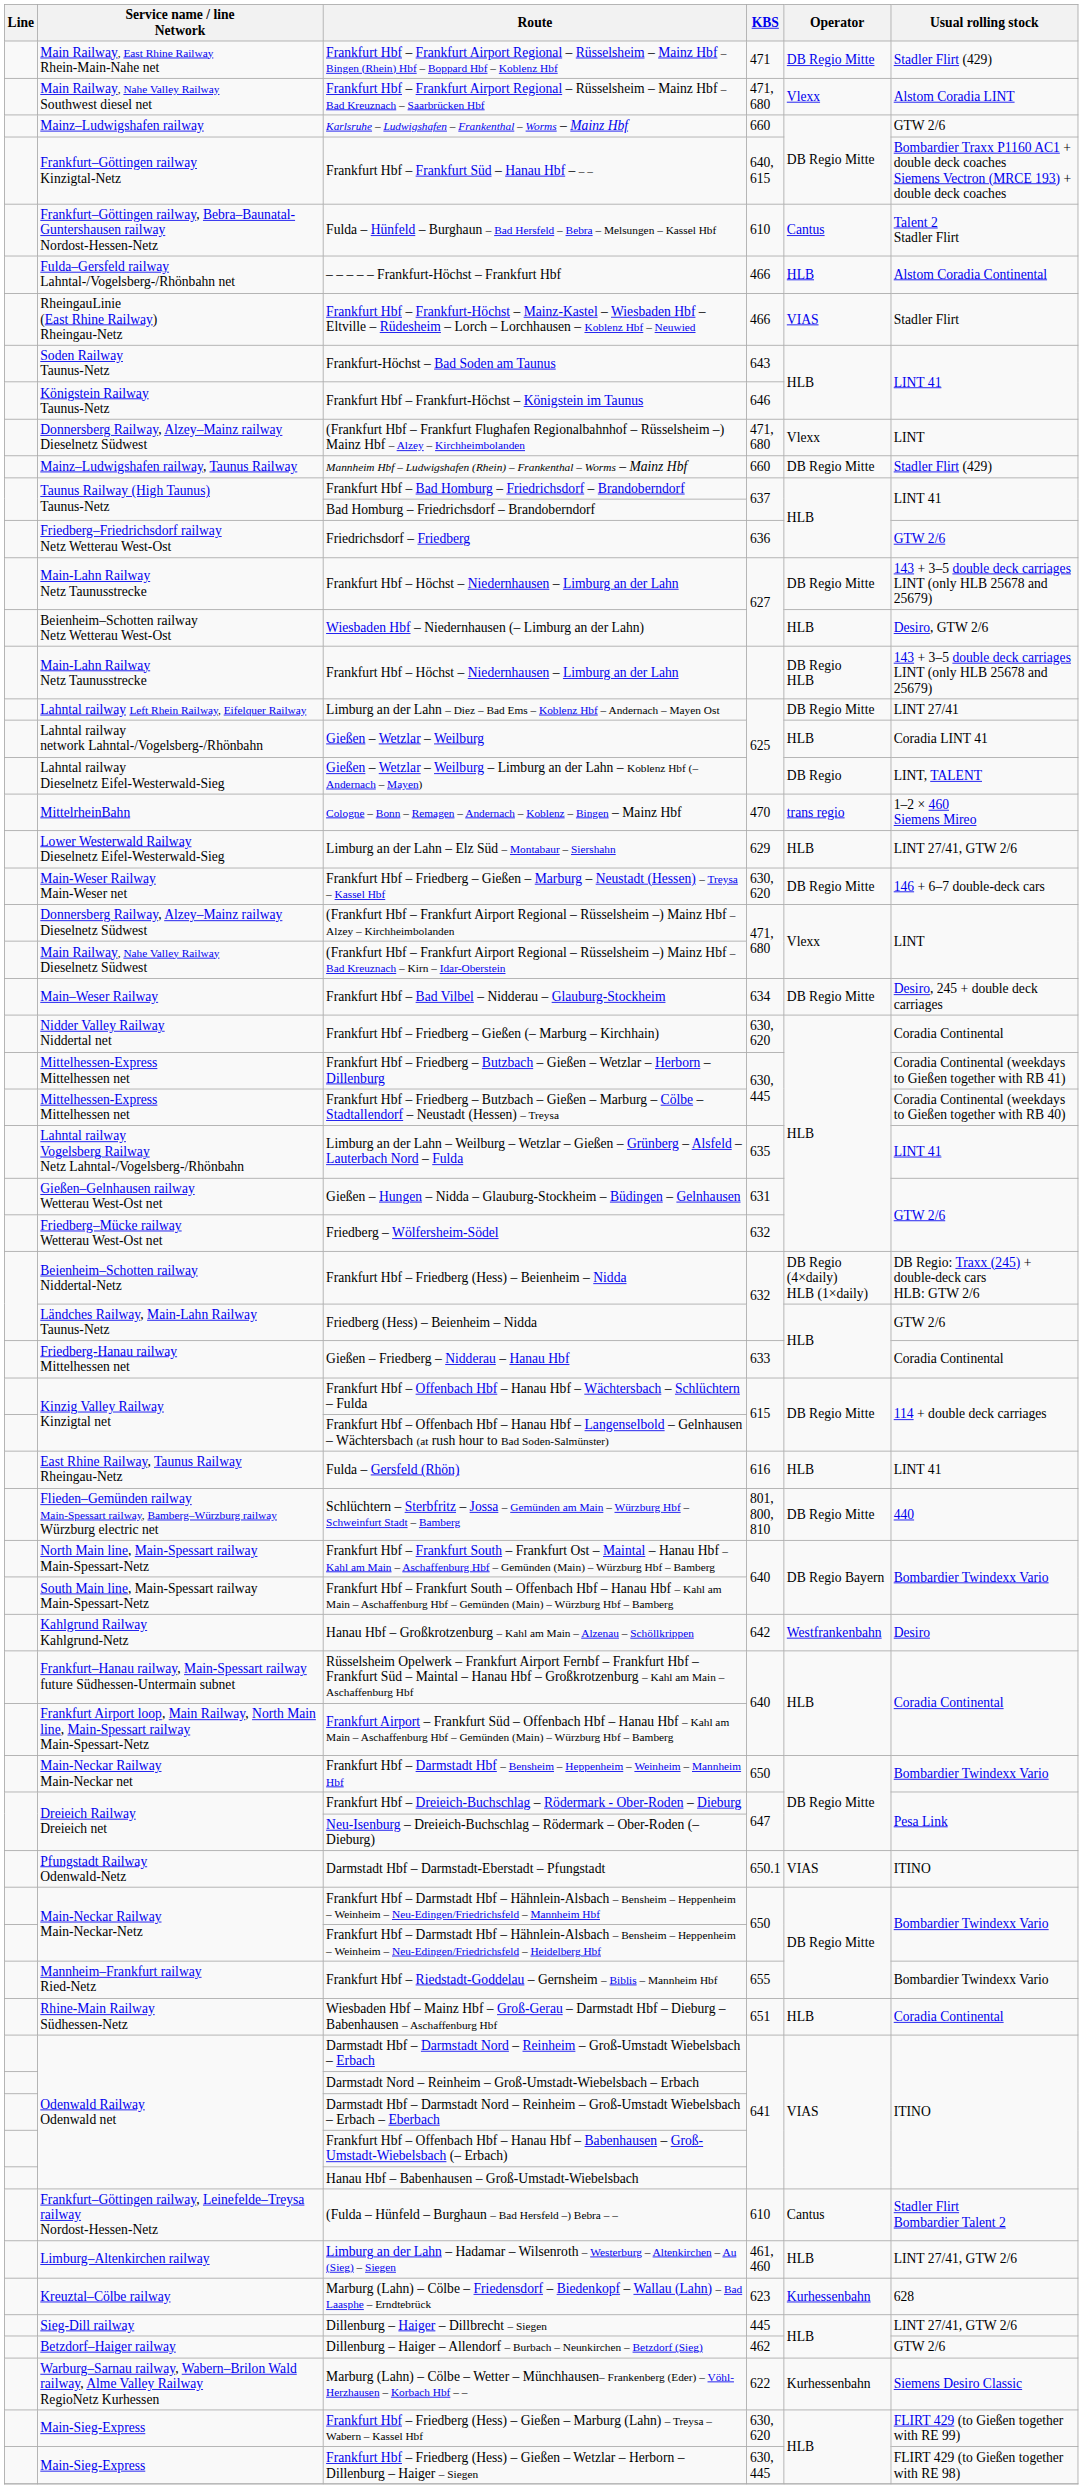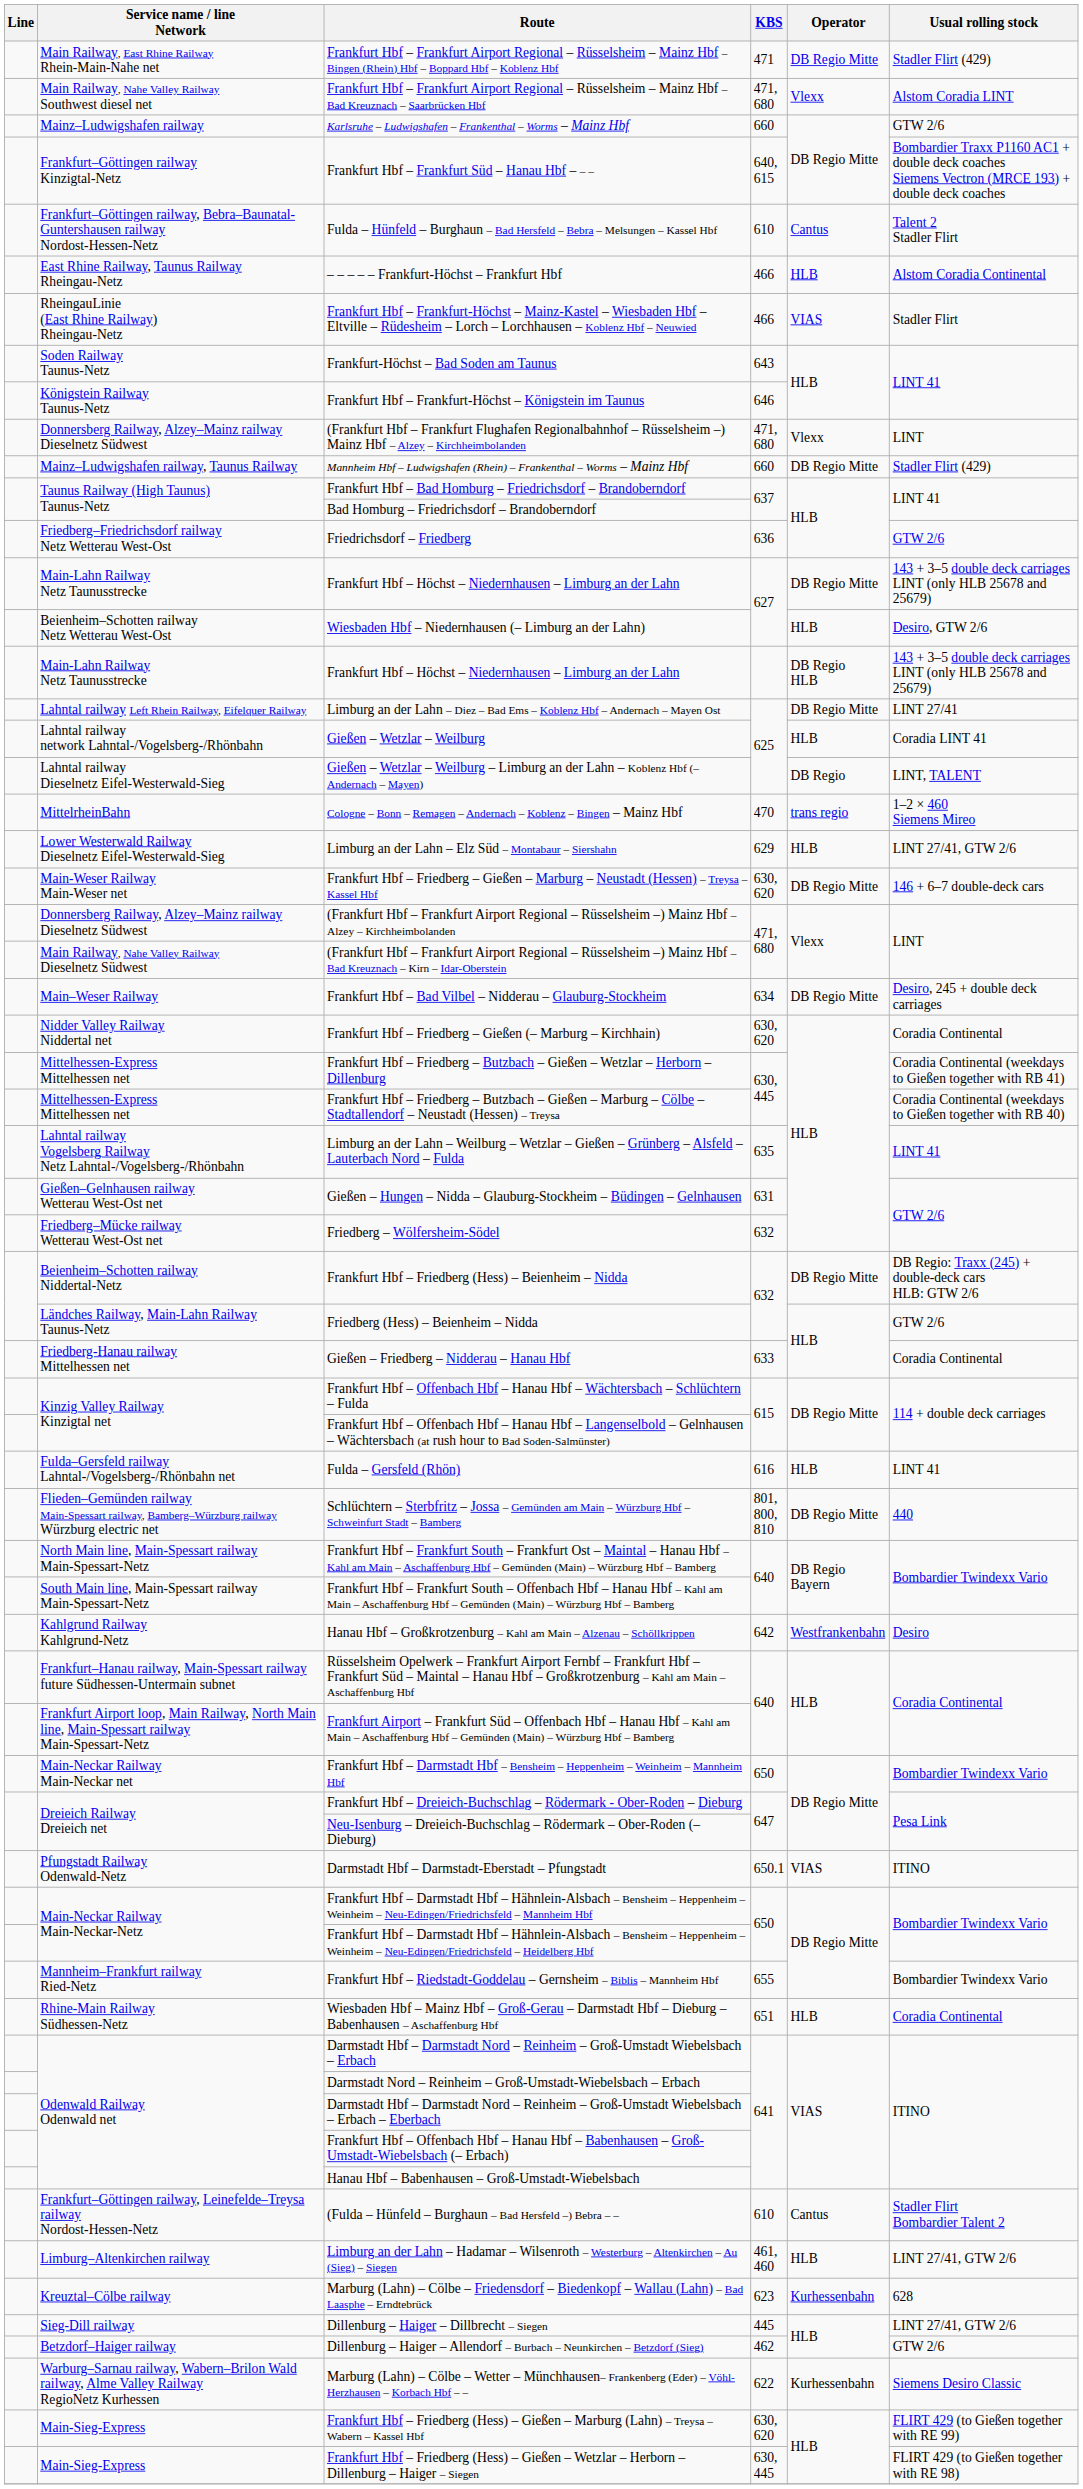(138, 274) Fulda–Gersfeld railway Lahntal-/Vogelsberg-/Rhönbahn net -> (141, 274) East Rhine Railway, Taunus Railway Rheingau-Netz
(827, 1277) DB Regio (4×daily) HLB (1×daily) -> (834, 1277) DB Regio Mitte
(141, 1469) East Rhine Railway, Taunus Railway Rheingau-Netz -> (138, 1469) Fulda–Gersfeld railway Lahntal-/Vogelsberg-/Rhönbahn net
